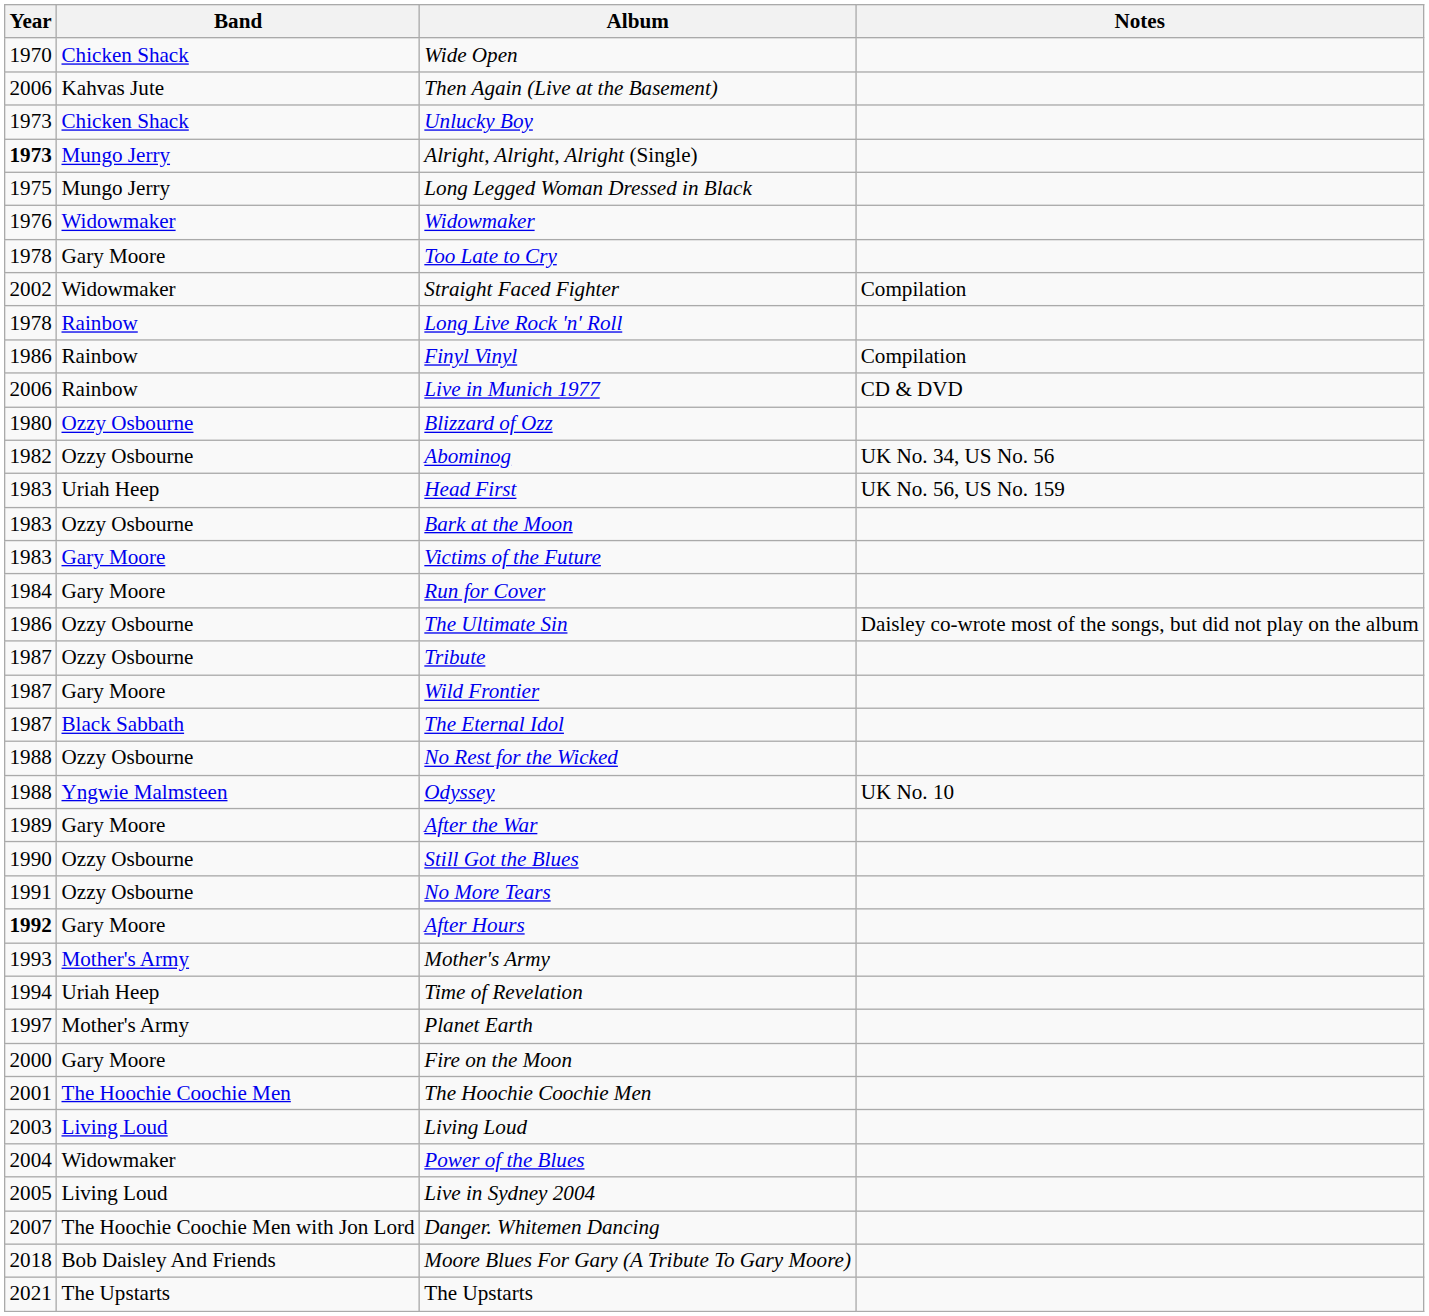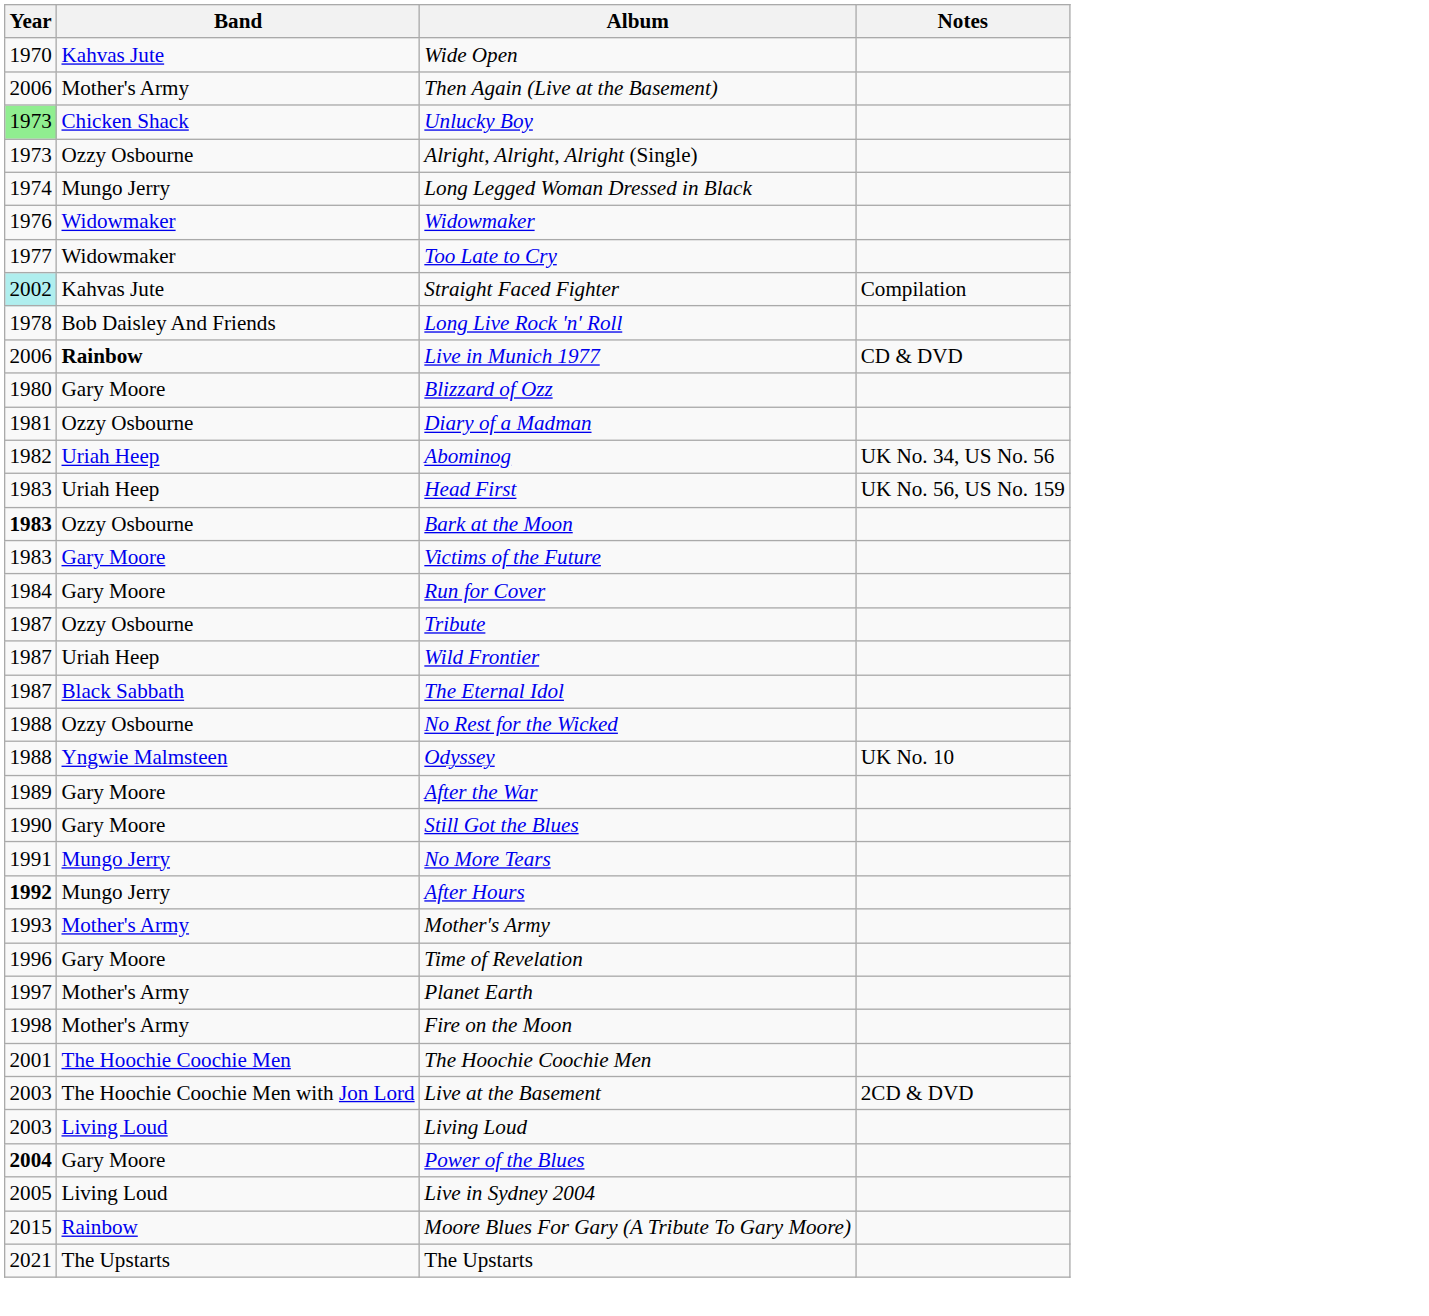(125, 54) Chicken Shack -> (113, 54) Kahvas Jute
(113, 88) Kahvas Jute -> (125, 88) Mother's Army
(31, 121) no background -> (31, 121) lightgreen background
(31, 155) bold -> (31, 155) normal
(116, 155) Mungo Jerry -> (127, 155) Ozzy Osbourne
(31, 188) 1975 -> (31, 188) 1974
(31, 255) 1978 -> (31, 255) 1977
(113, 255) Gary Moore -> (119, 255) Widowmaker
(31, 289) no background -> (31, 289) paleturquoise background
(119, 289) Widowmaker -> (113, 289) Kahvas Jute
(100, 322) Rainbow -> (169, 322) Bob Daisley And Friends
- row: (471, 356)
(100, 389) normal -> (102, 356) bold
(127, 423) Ozzy Osbourne -> (113, 389) Gary Moore
+ row: (508, 423)
(127, 456) Ozzy Osbourne -> (110, 456) Uriah Heep
(31, 523) normal -> (31, 523) bold
- row: (496, 624)
(113, 691) Gary Moore -> (110, 657) Uriah Heep
(127, 858) Ozzy Osbourne -> (113, 825) Gary Moore
(127, 892) Ozzy Osbourne -> (116, 858) Mungo Jerry
(113, 925) Gary Moore -> (116, 892) Mungo Jerry
(31, 992) 1994 -> (31, 959) 1996
(110, 992) Uriah Heep -> (113, 959) Gary Moore
(31, 1059) 2000 -> (31, 1026) 1998
(113, 1059) Gary Moore -> (125, 1026) Mother's Army
+ row: (513, 1093)
(31, 1160) normal -> (31, 1160) bold
(119, 1160) Widowmaker -> (113, 1160) Gary Moore
- row: (542, 1227)
(31, 1260) 2018 -> (31, 1227) 2015
(169, 1260) Bob Daisley And Friends -> (100, 1227) Rainbow
